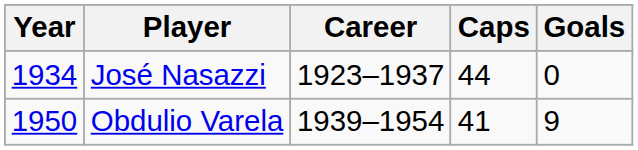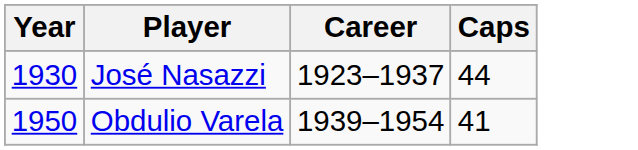- column: (584, 27)
(44, 74) 1934 -> (44, 74) 1930
